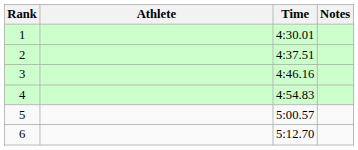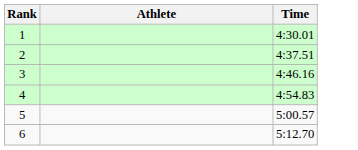- column: (335, 14)
